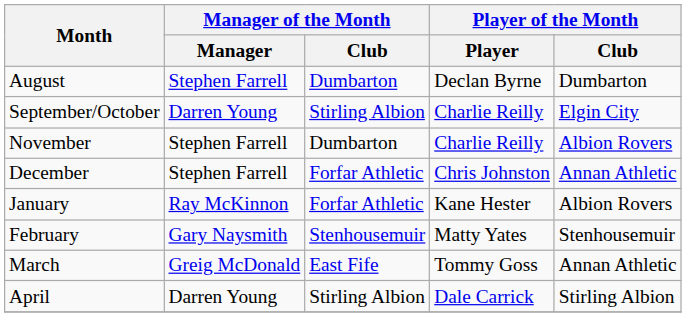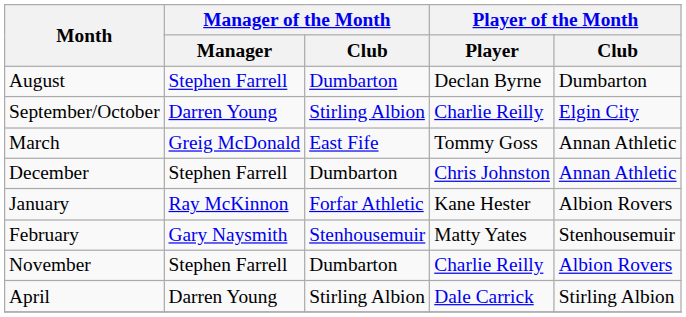rows swapped: (50, 142) <-> (34, 265)
(366, 173) Forfar Athletic -> (353, 173) Dumbarton
